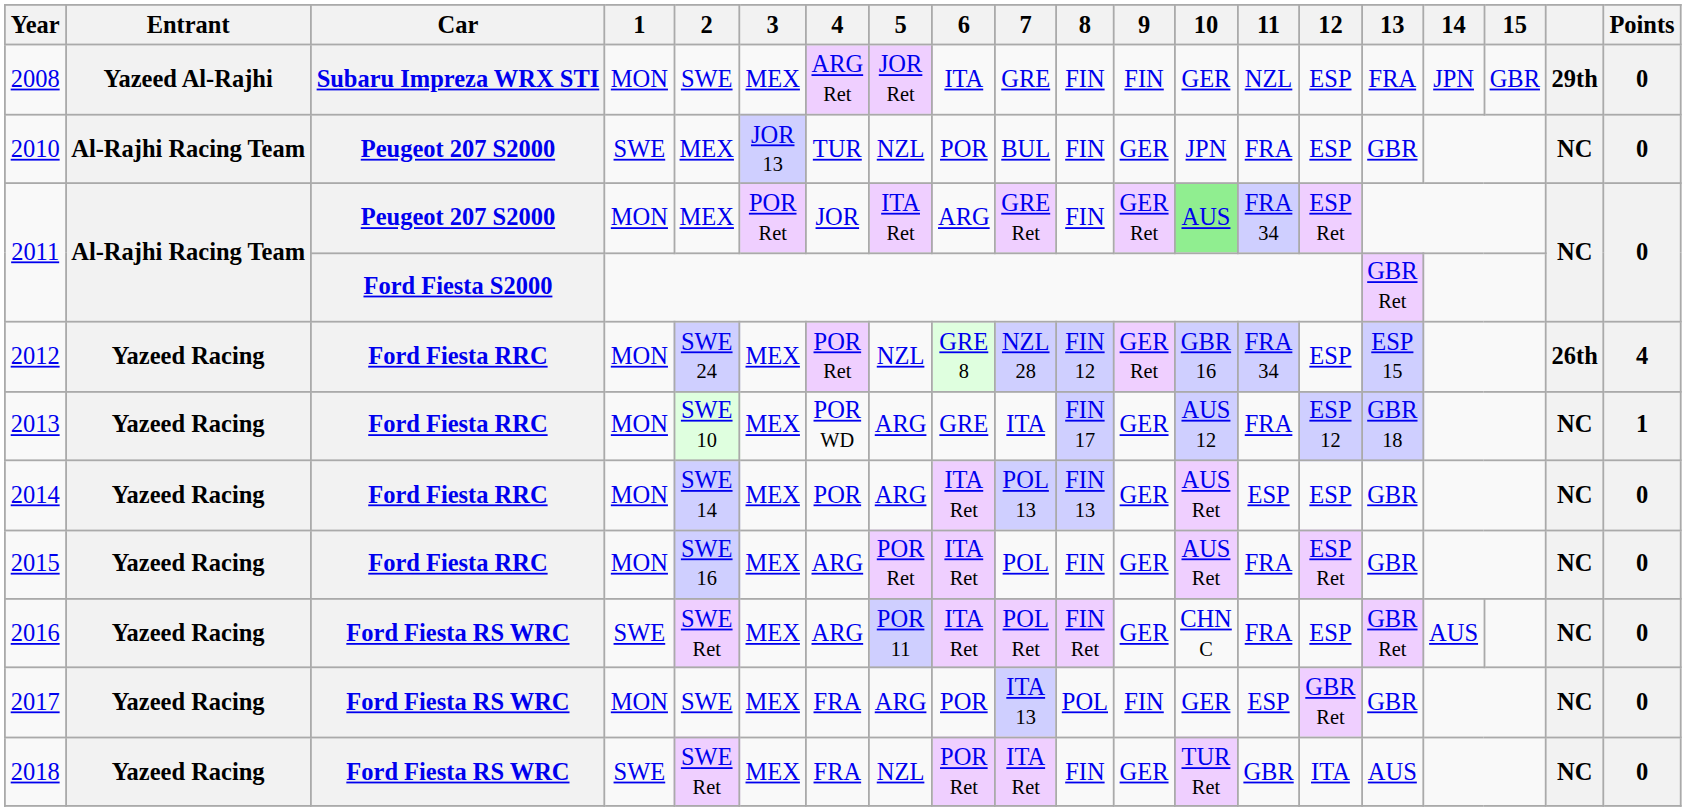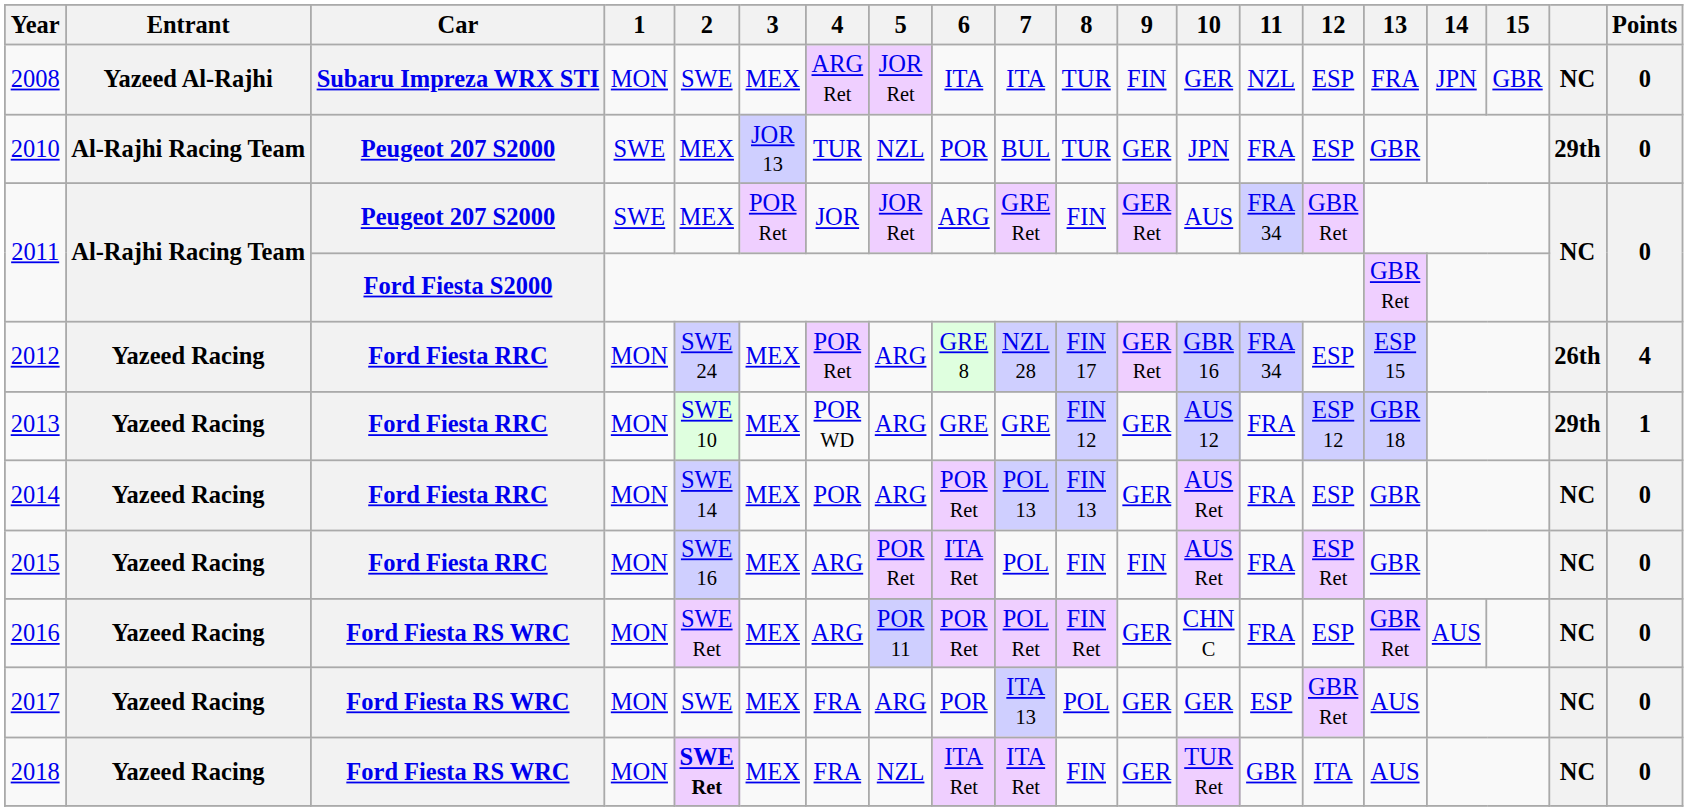(1026, 79) GRE -> (1026, 79) ITA
(1085, 79) FIN -> (1086, 79) TUR
(1575, 79) 29th -> (1577, 79) NC
(1085, 148) FIN -> (1086, 148) TUR
(1575, 148) NC -> (1577, 148) 29th
(639, 217) MON -> (639, 217) SWE
(901, 216) ITA Ret -> (901, 216) JOR Ret
(1206, 217) lightgreen background -> (1209, 217) no background
(1330, 216) ESP Ret -> (1333, 216) GBR Ret
(901, 355) NZL -> (901, 355) ARG
(1085, 354) FIN 12 -> (1086, 354) FIN 17
(1026, 425) ITA -> (1026, 425) GRE
(1085, 424) FIN 17 -> (1086, 424) FIN 12
(1575, 425) NC -> (1577, 425) 29th
(964, 493) ITA Ret -> (964, 493) POR Ret
(1269, 494) ESP -> (1271, 494) FRA
(1144, 563) GER -> (1147, 563) FIN
(639, 632) SWE -> (639, 632) MON
(964, 631) ITA Ret -> (964, 631) POR Ret
(1144, 701) FIN -> (1147, 701) GER
(1392, 701) GBR -> (1395, 701) AUS
(639, 770) SWE -> (639, 770) MON
(707, 770) normal -> (707, 770) bold
(964, 770) POR Ret -> (964, 770) ITA Ret
